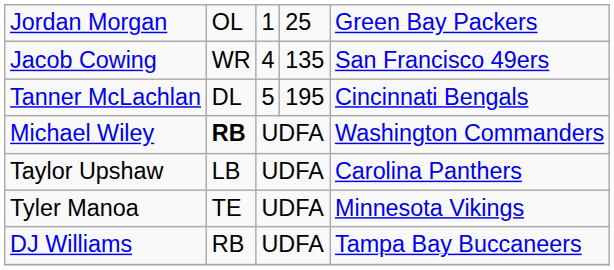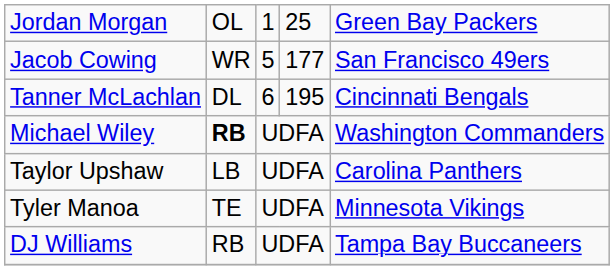(268, 60) 4 -> (268, 60) 5
(305, 60) 135 -> (305, 60) 177
(268, 97) 5 -> (268, 97) 6
